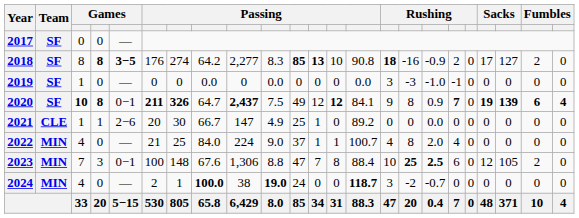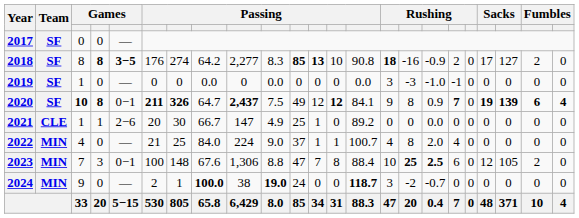(81, 182) 4 -> (81, 182) 9
